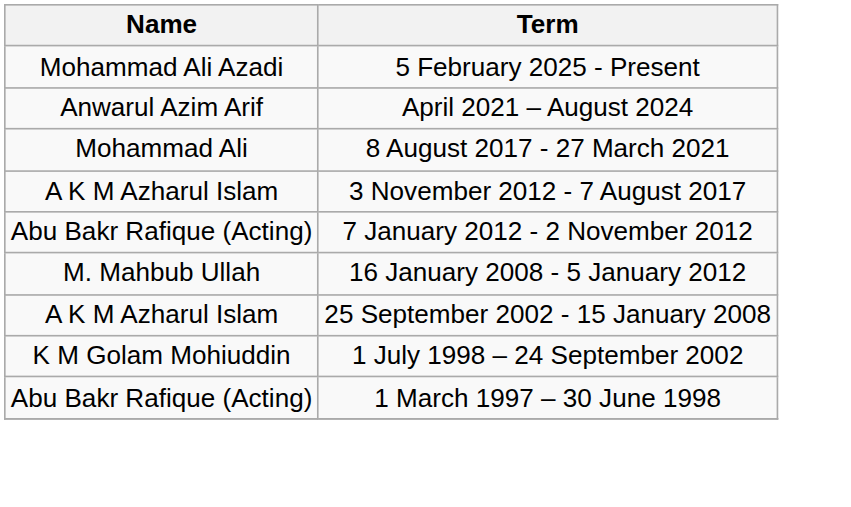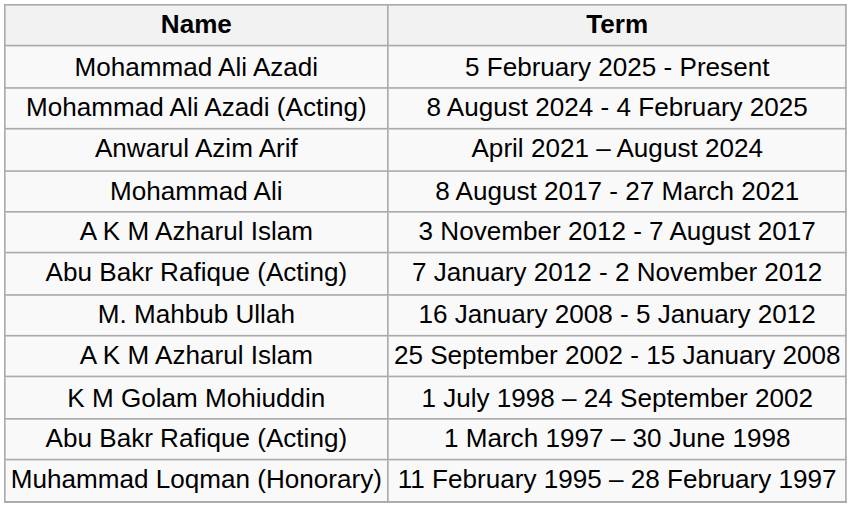+ row: (617, 107)
+ row: (617, 480)
